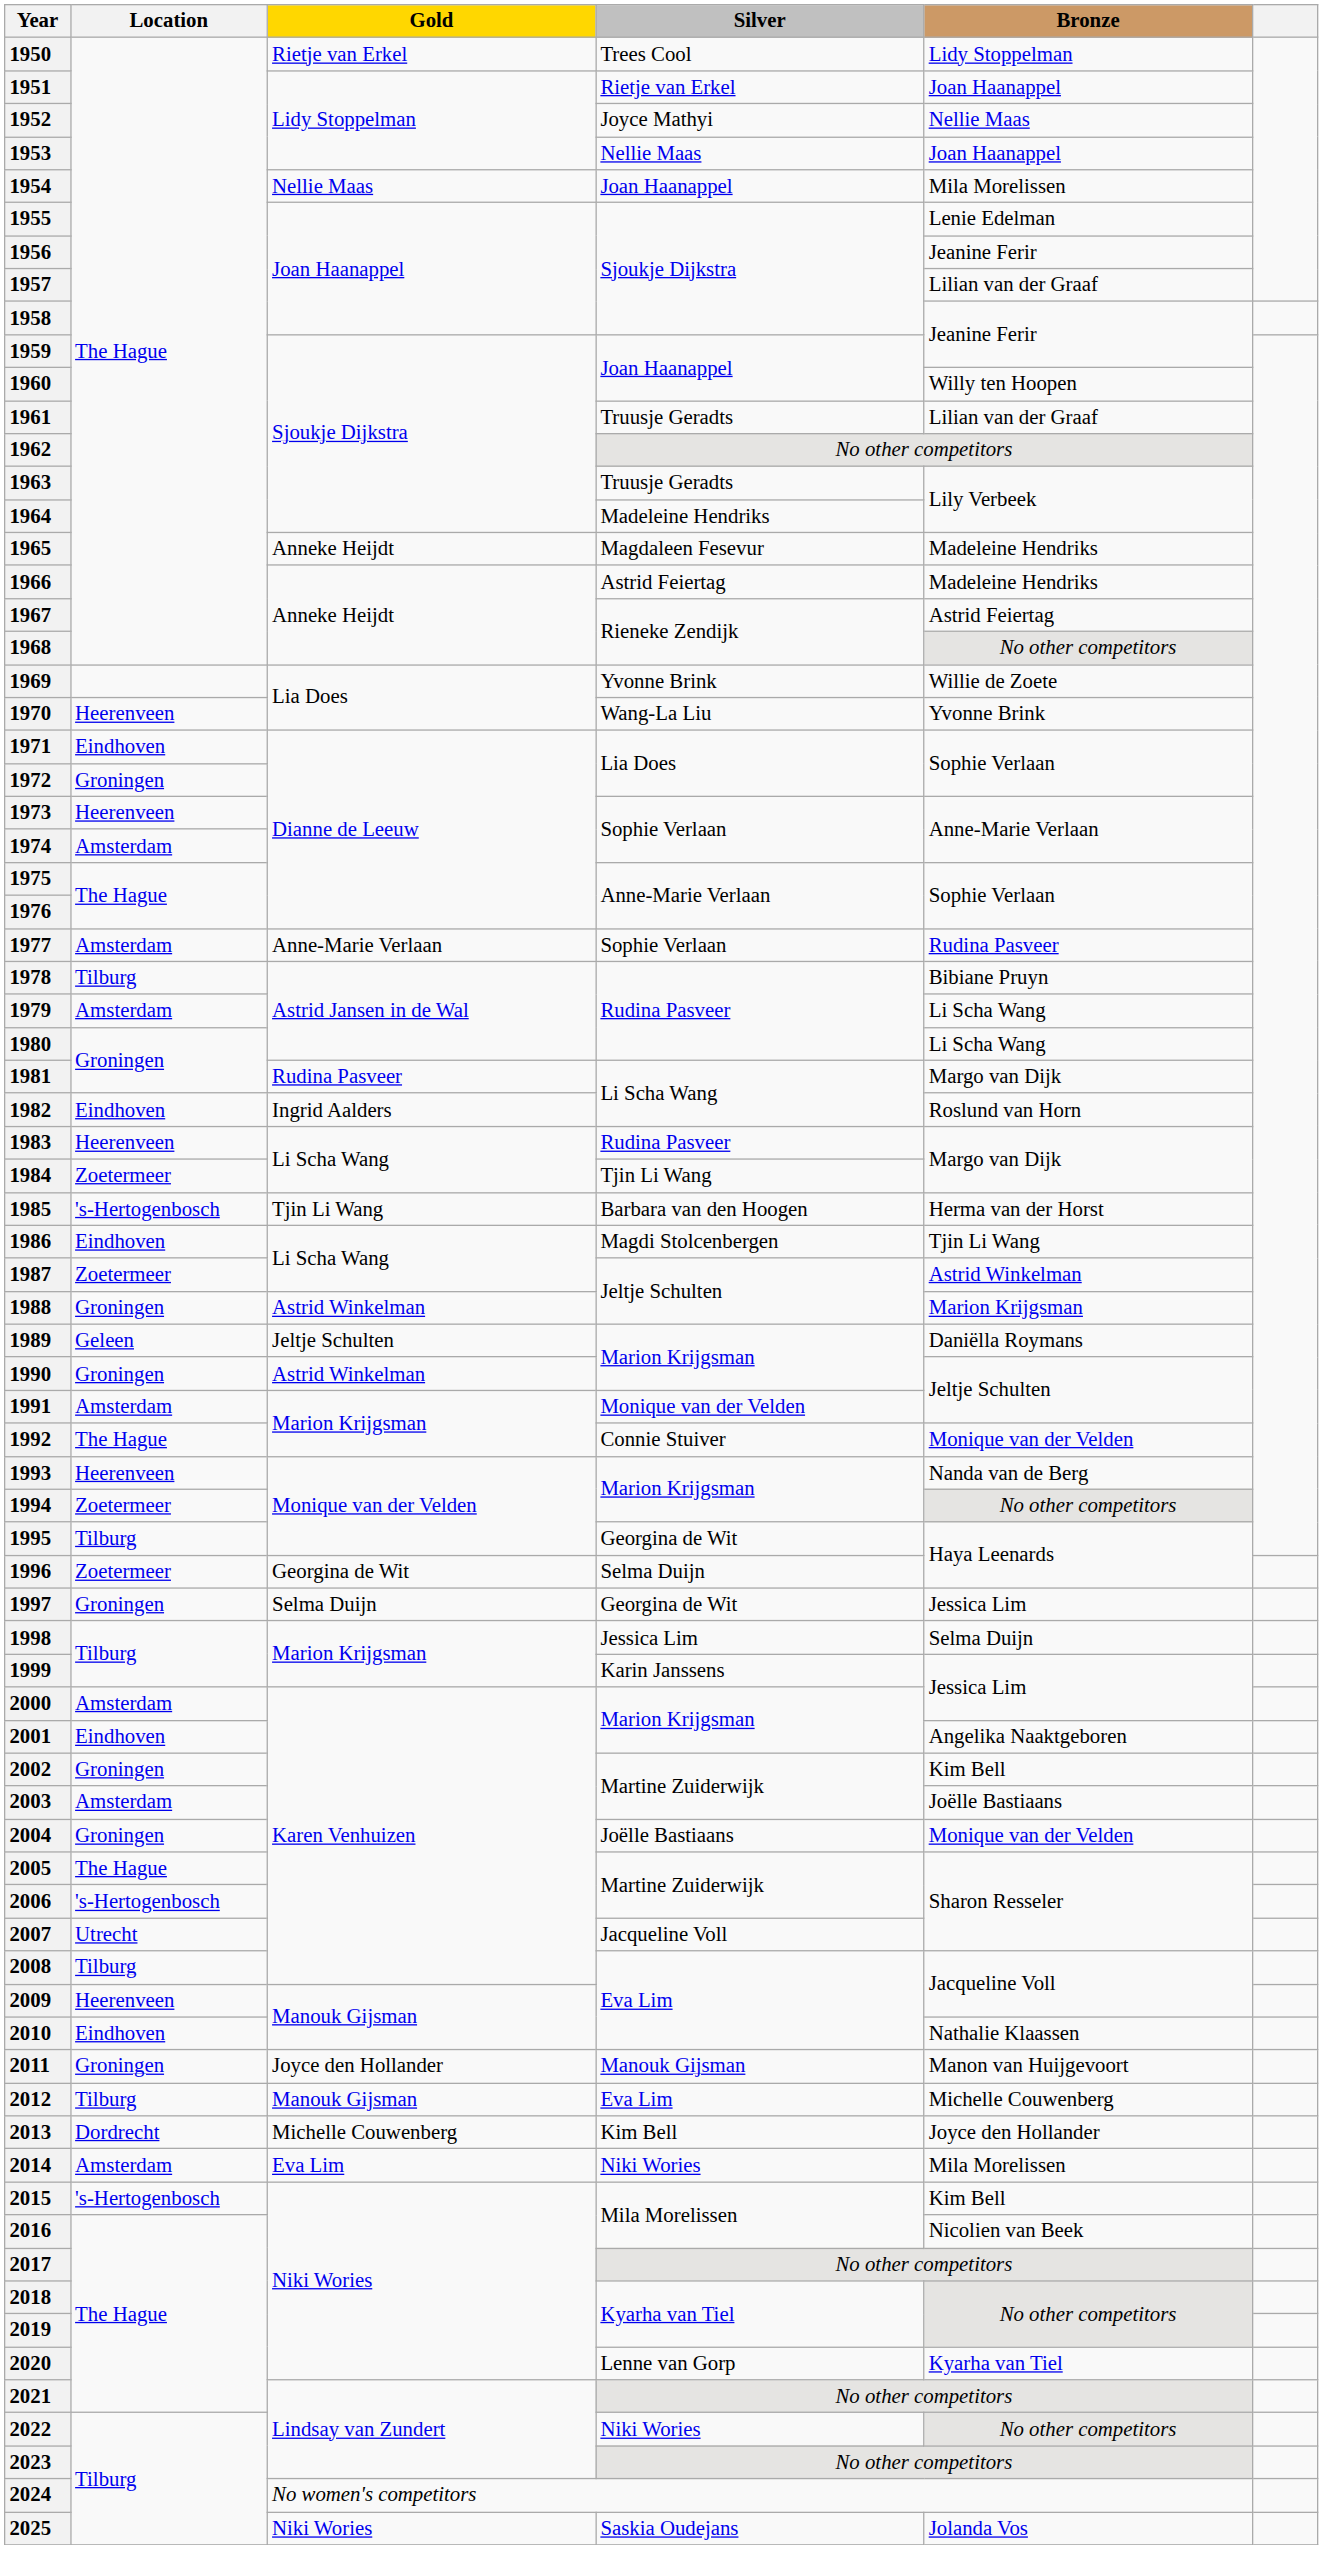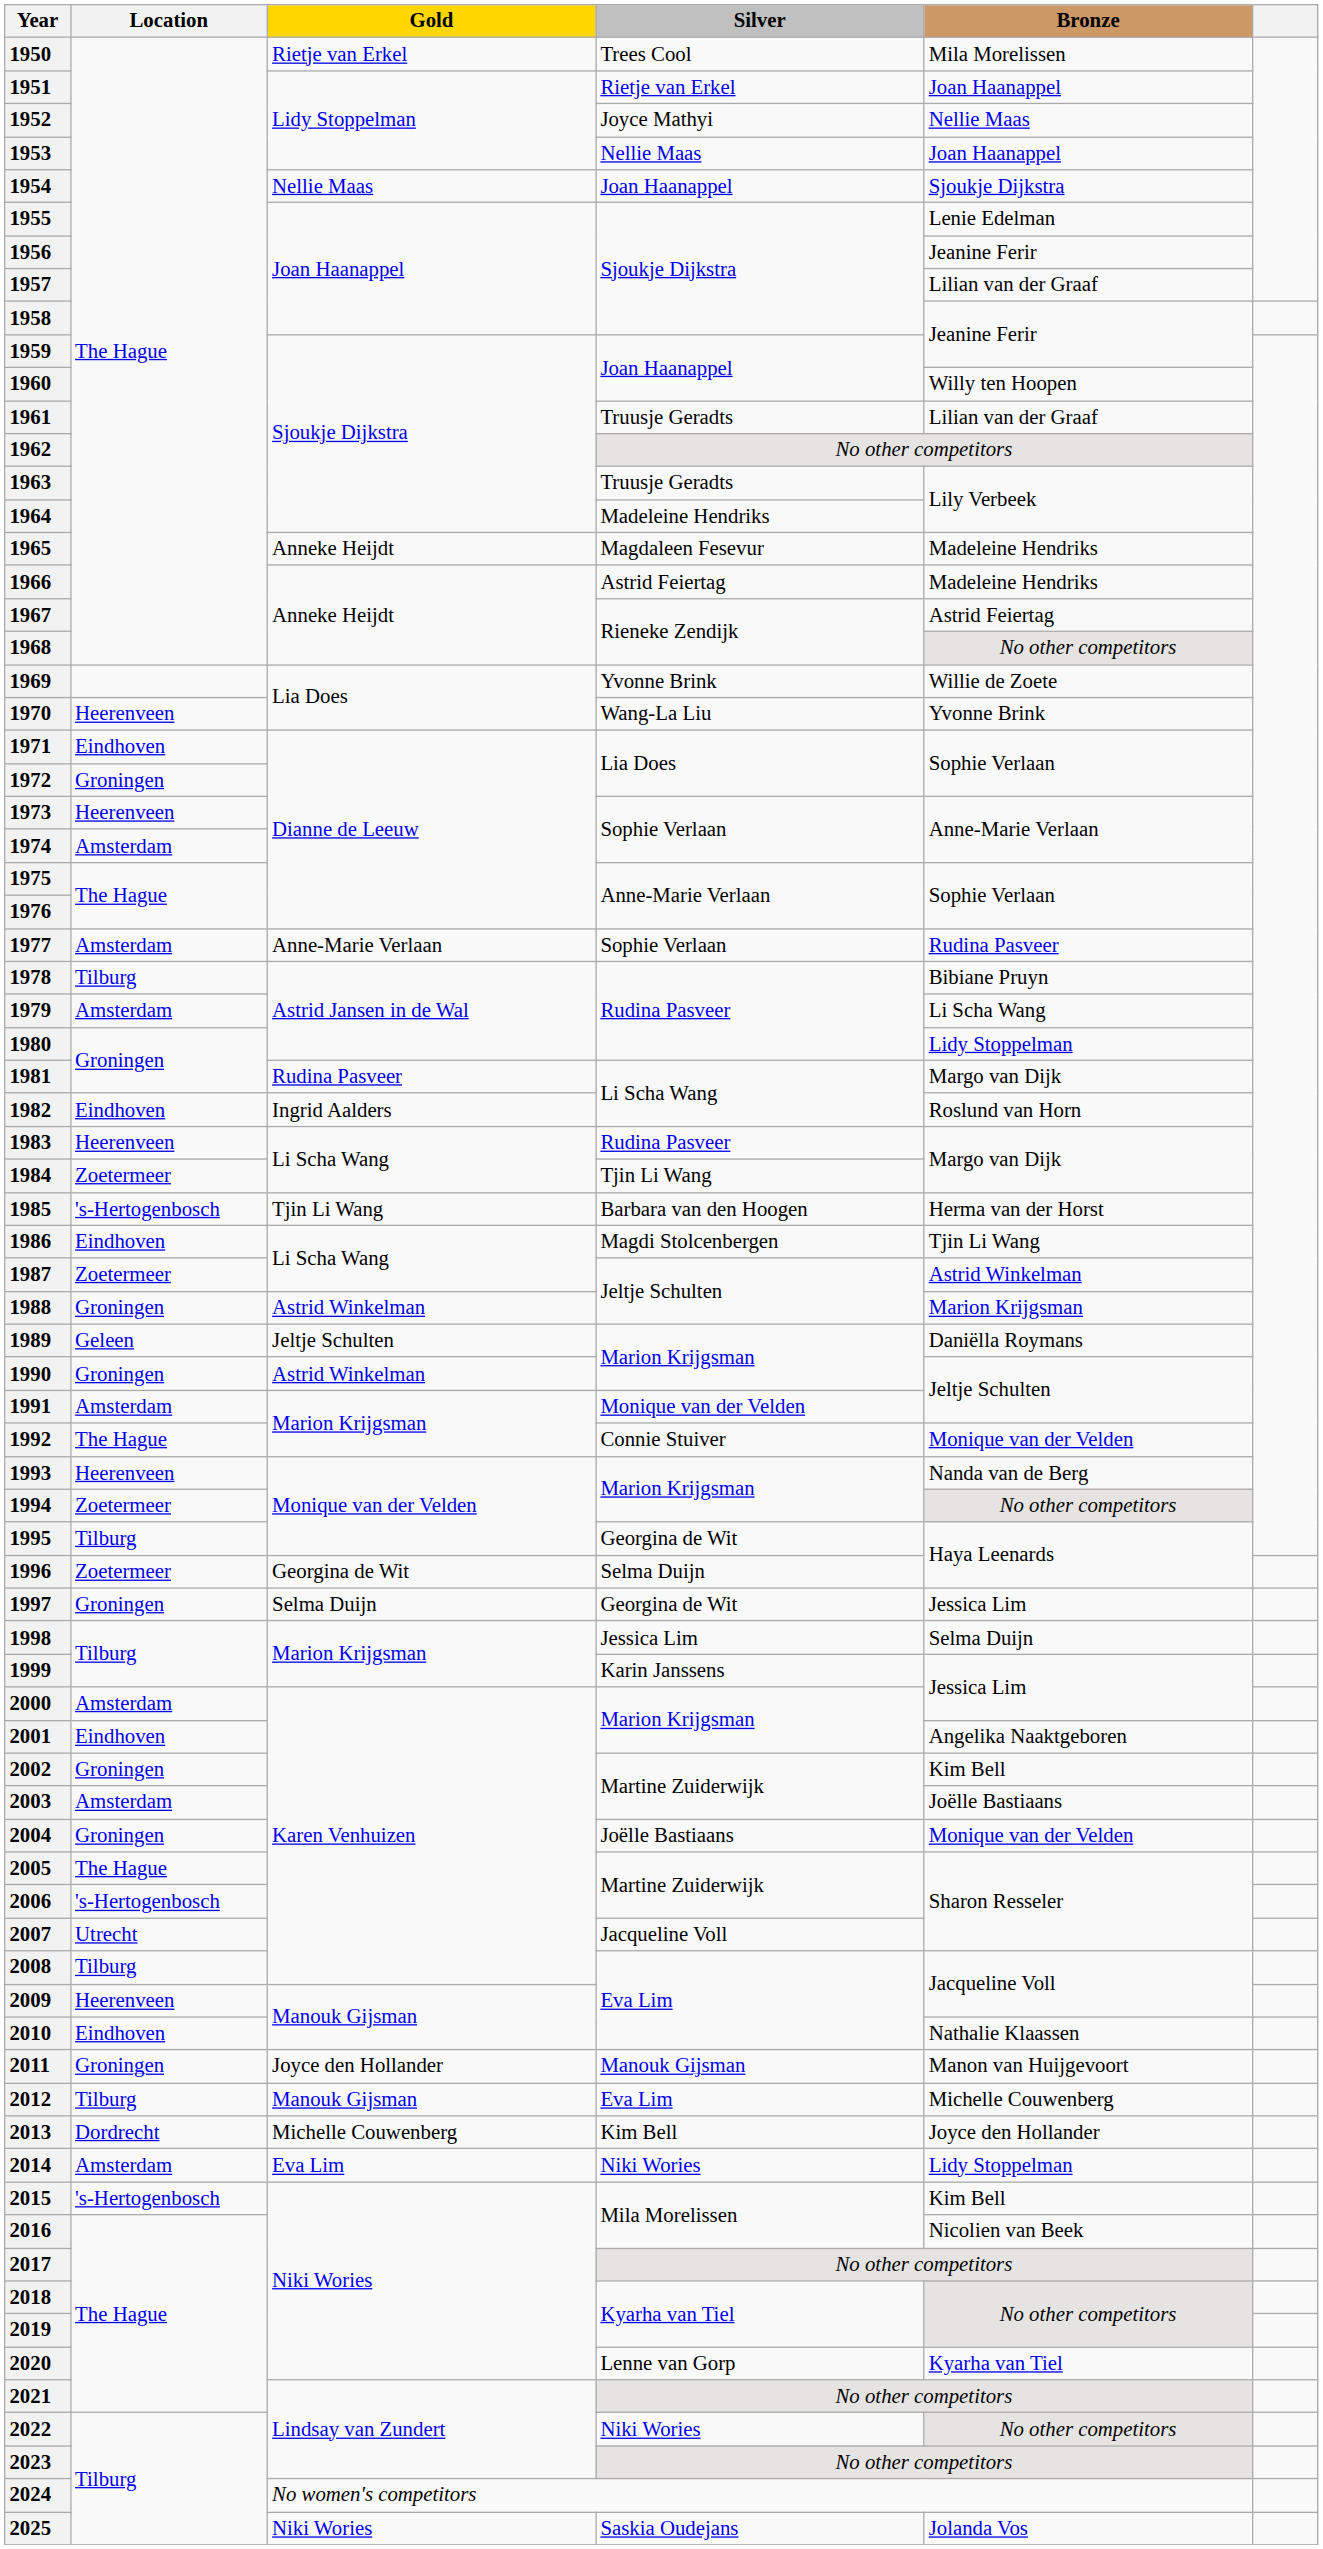(1001, 53) Lidy Stoppelman -> (997, 53) Mila Morelissen
(997, 185) Mila Morelissen -> (997, 185) Sjoukje Dijkstra
(987, 1043) Li Scha Wang -> (1001, 1043) Lidy Stoppelman
(997, 2165) Mila Morelissen -> (1001, 2165) Lidy Stoppelman
